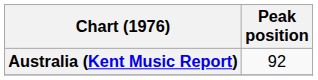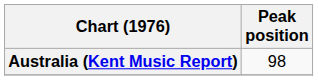(277, 61) 92 -> (277, 61) 98
